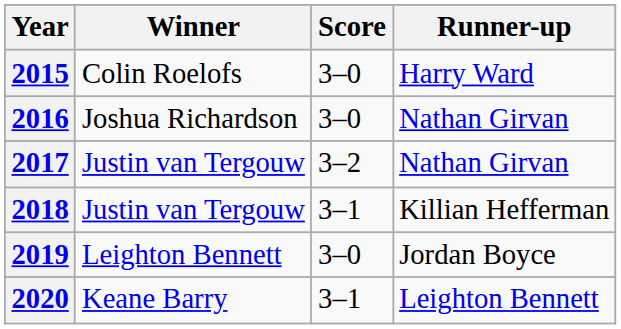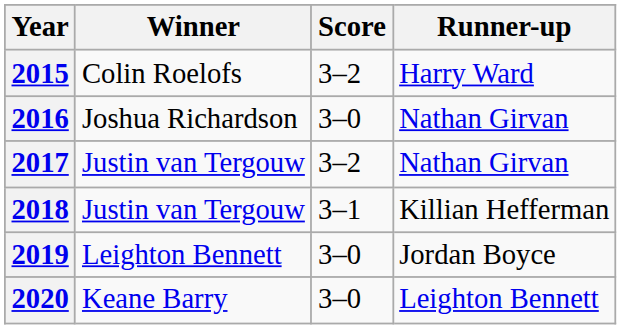(340, 72) 3–0 -> (340, 72) 3–2
(340, 299) 3–1 -> (340, 299) 3–0
